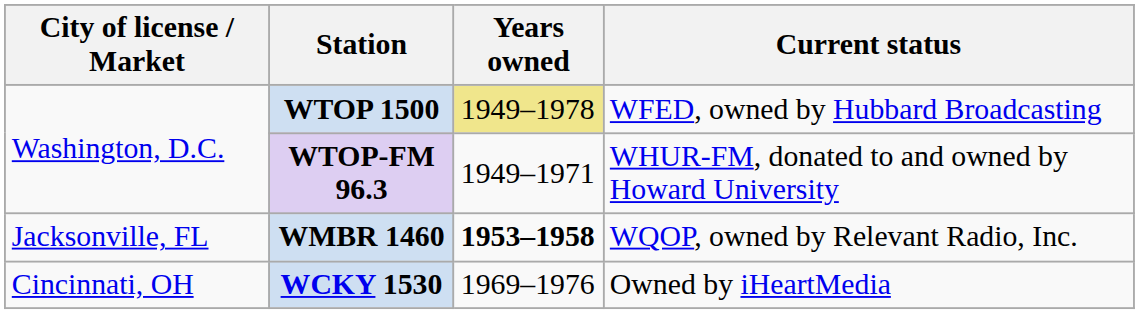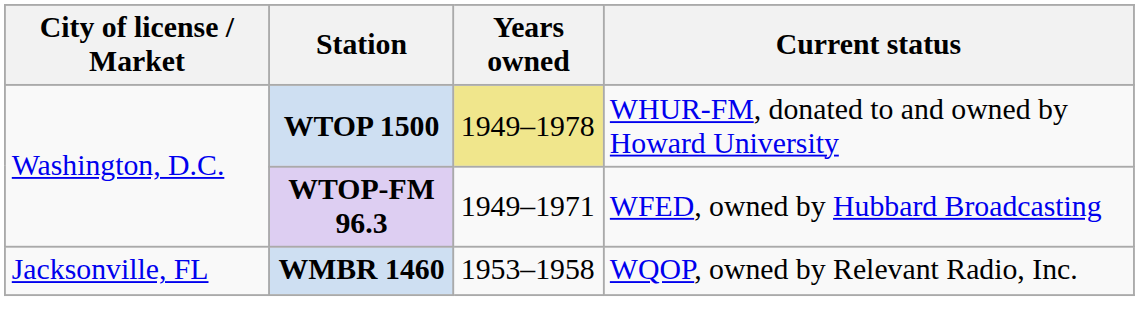(856, 108) WFED, owned by Hubbard Broadcasting -> (839, 125) WHUR-FM, donated to and owned by Howard University
(839, 172) WHUR-FM, donated to and owned by Howard University -> (856, 206) WFED, owned by Hubbard Broadcasting
(528, 236) bold -> (528, 270) normal
- row: (361, 283)
